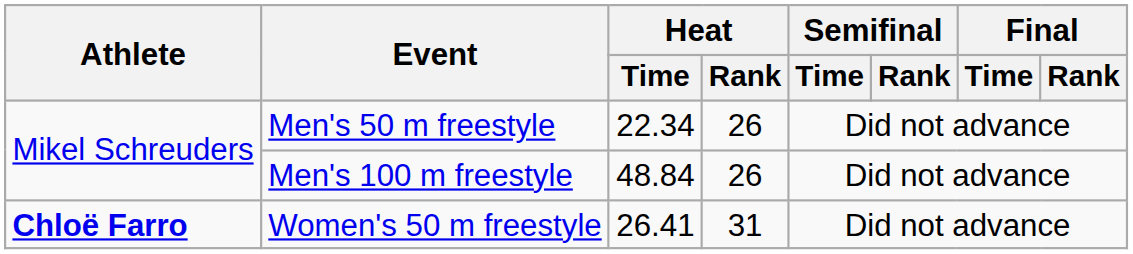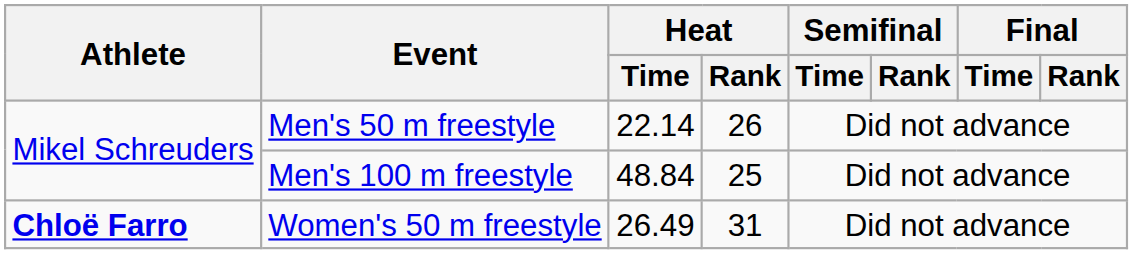(655, 126) 22.34 -> (655, 126) 22.14
(745, 175) 26 -> (745, 175) 25
(655, 225) 26.41 -> (655, 225) 26.49
